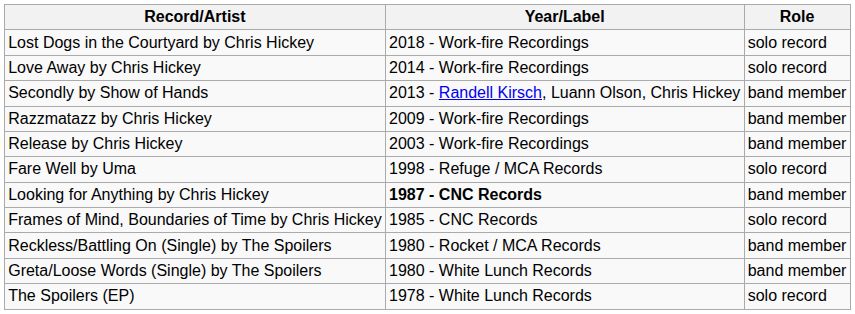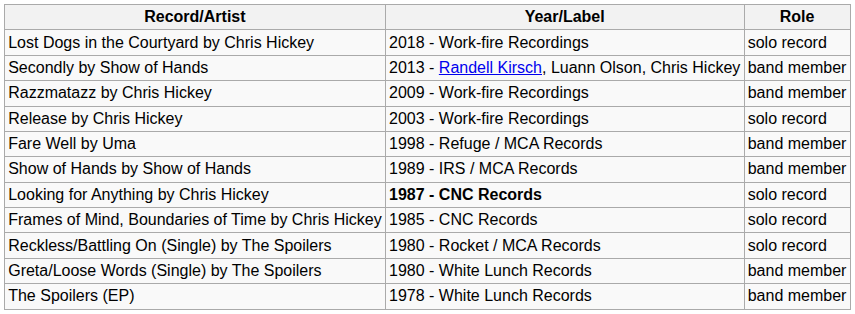- row: (105, 67)
(797, 144) band member -> (787, 118) solo record
(787, 169) solo record -> (797, 144) band member
+ row: (130, 169)
(797, 194) band member -> (787, 194) solo record
(797, 245) band member -> (787, 245) solo record
(787, 296) solo record -> (797, 296) band member
